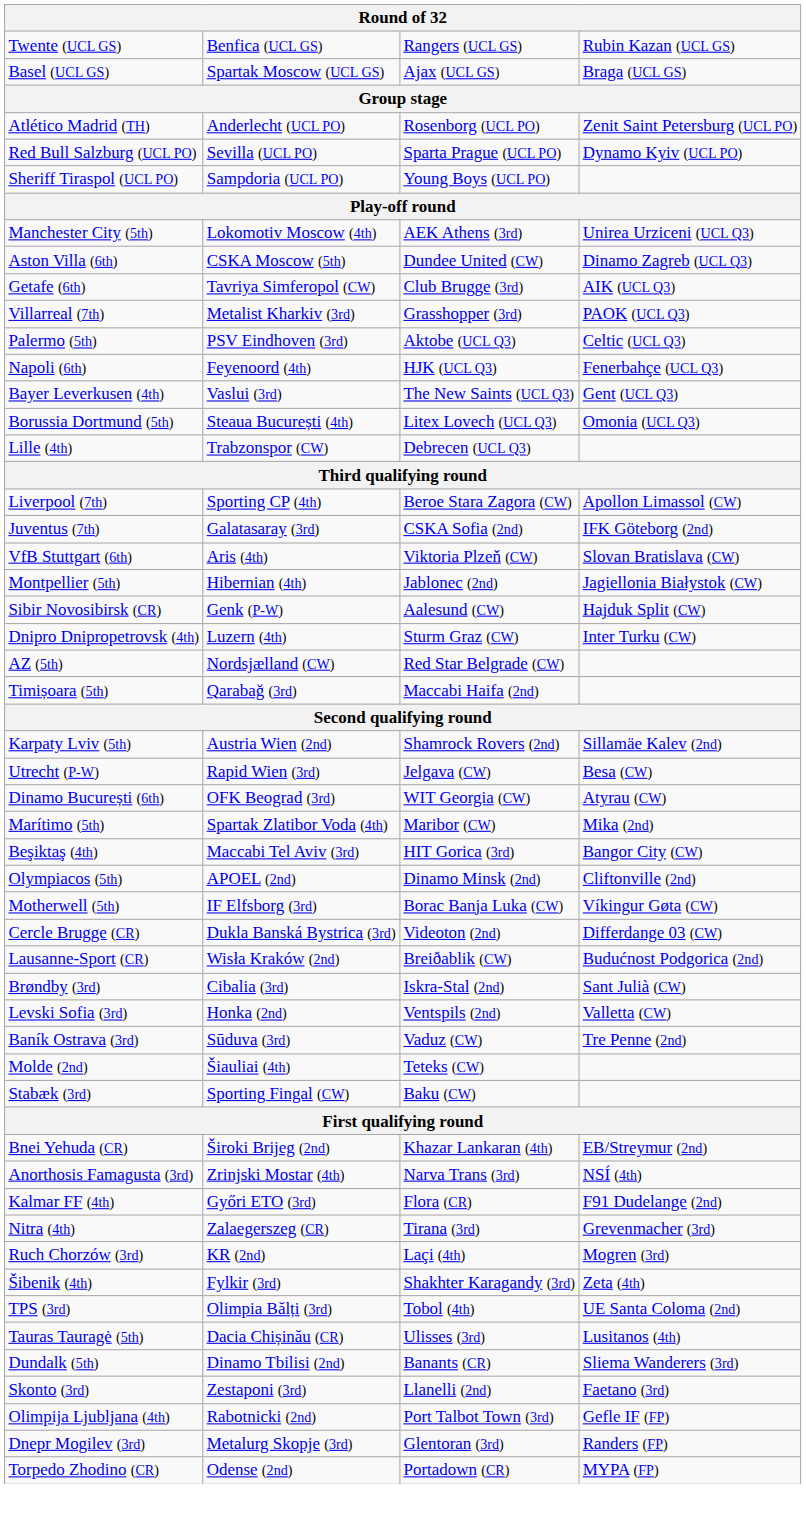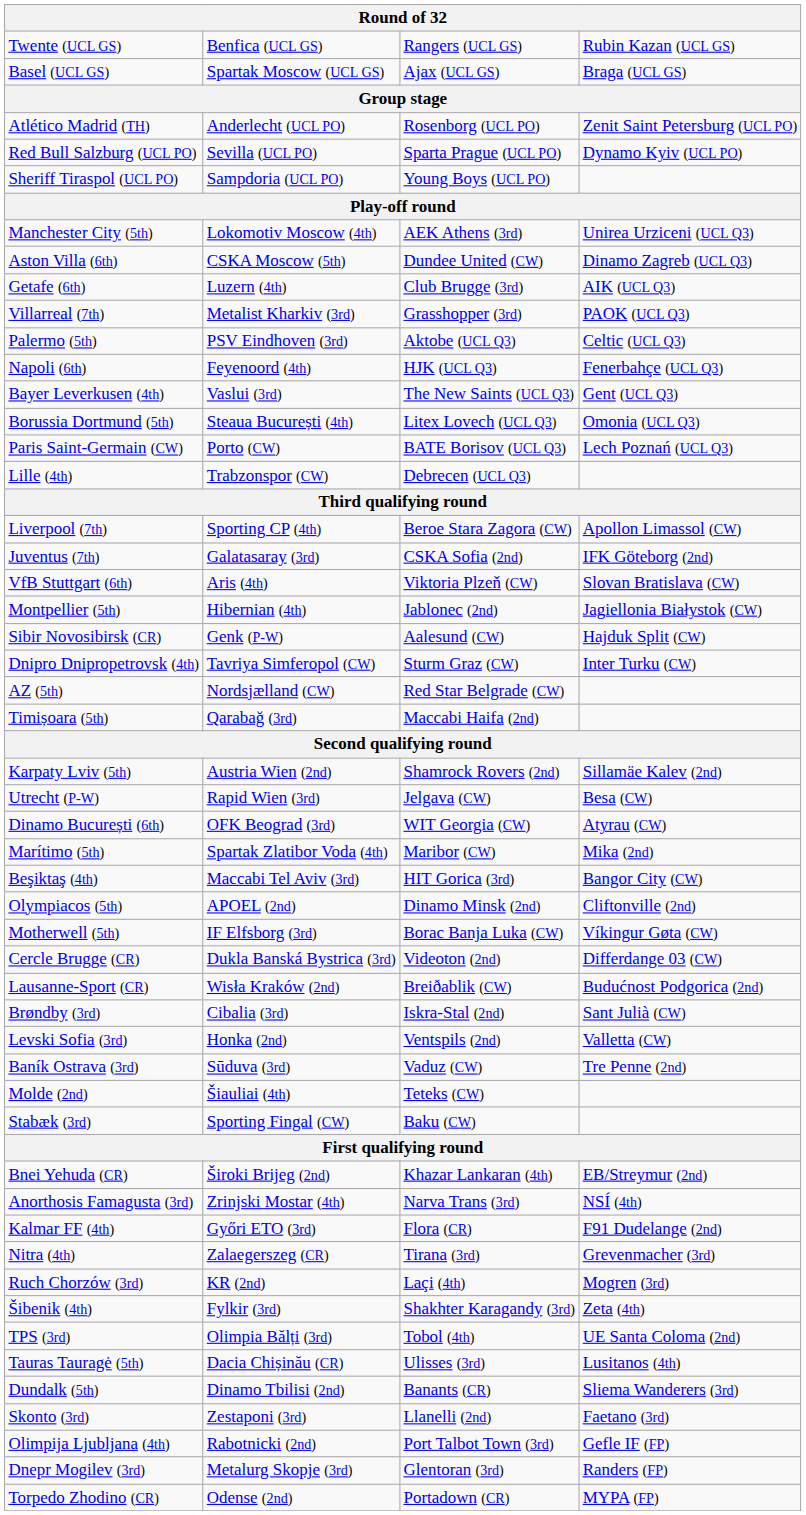(291, 286) Tavriya Simferopol (CW) -> (247, 286) Luzern (4th)
+ row: (96, 448)
(247, 636) Luzern (4th) -> (291, 663) Tavriya Simferopol (CW)
